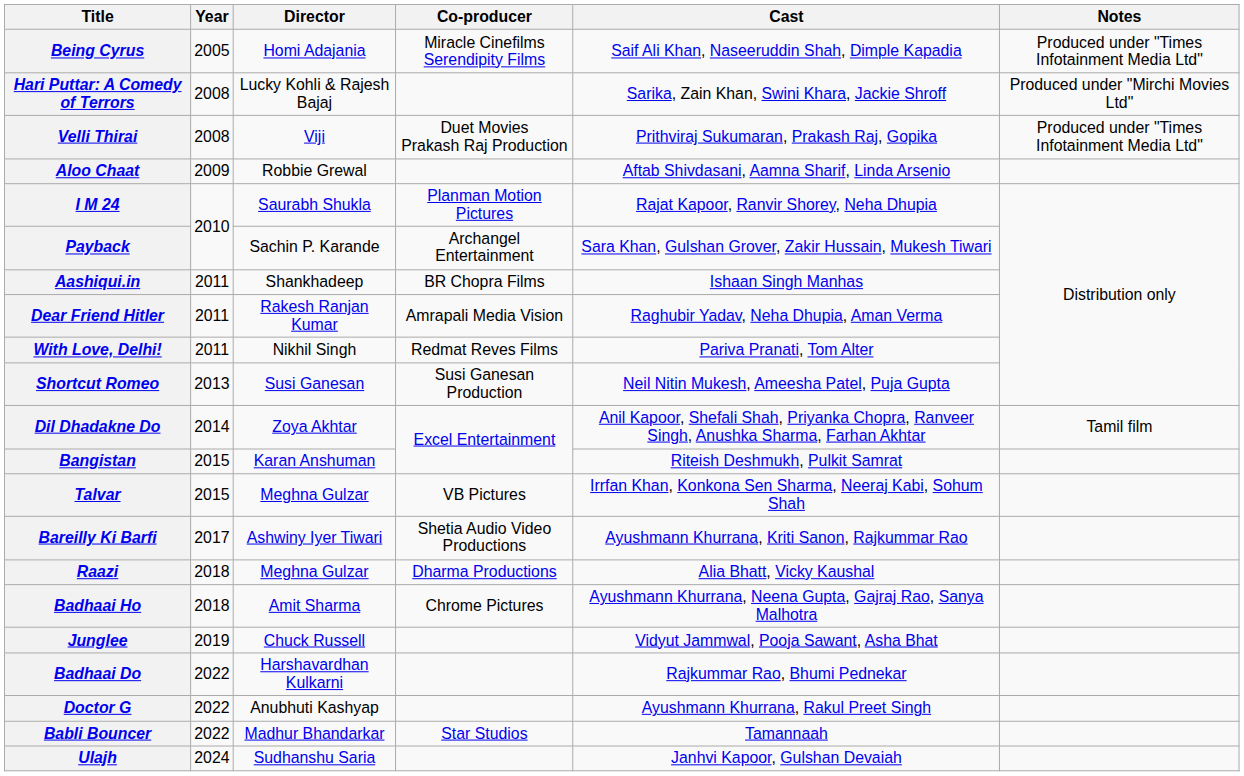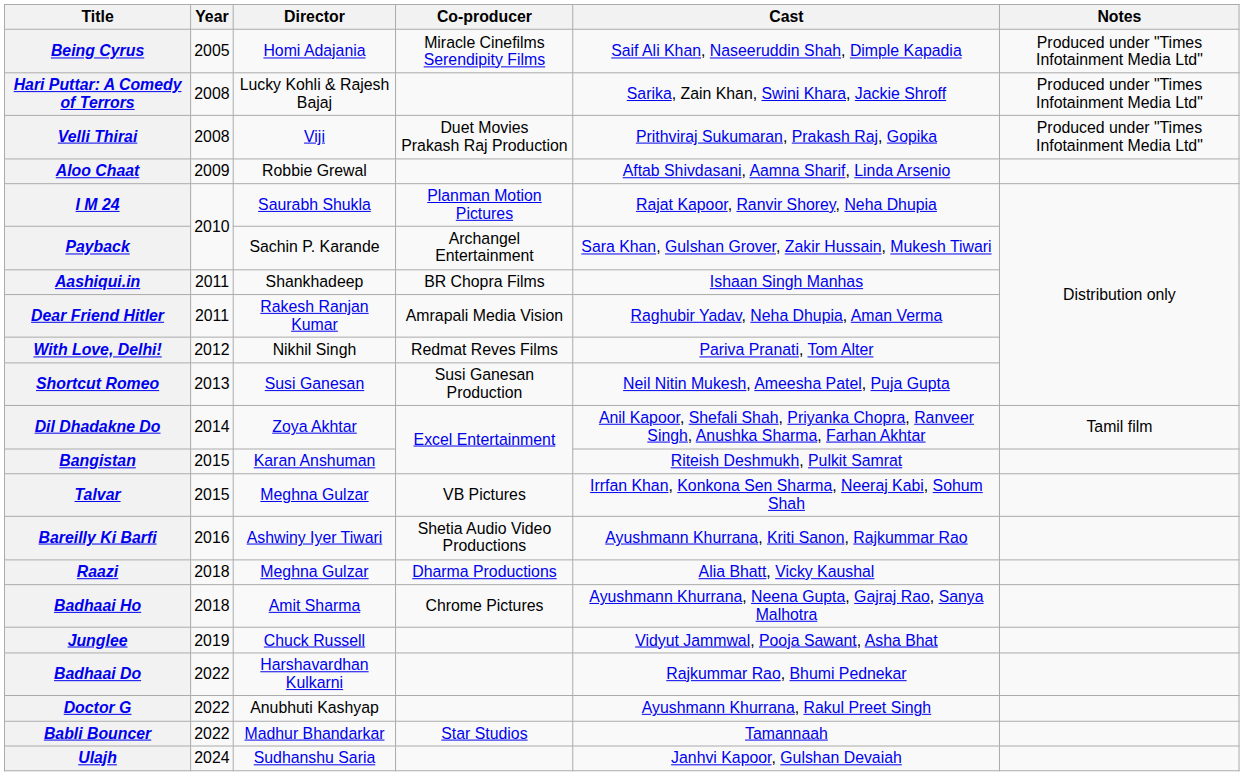(1119, 94) Produced under "Mirchi Movies Ltd" -> (1119, 94) Produced under "Times Infotainment Media Ltd"
(212, 350) 2011 -> (212, 350) 2012
(212, 538) 2017 -> (212, 538) 2016
